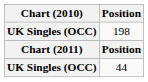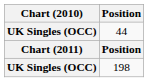rows swapped: (121, 67) <-> (121, 31)
